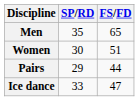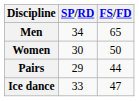(78, 31) 35 -> (78, 31) 34
(116, 50) 51 -> (116, 50) 50
